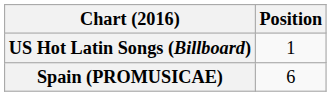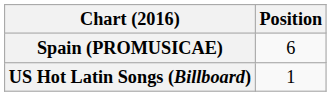rows swapped: (130, 76) <-> (130, 47)
